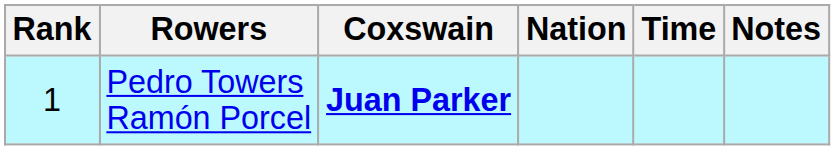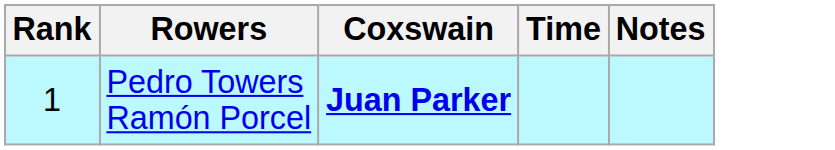- column: (576, 30)
